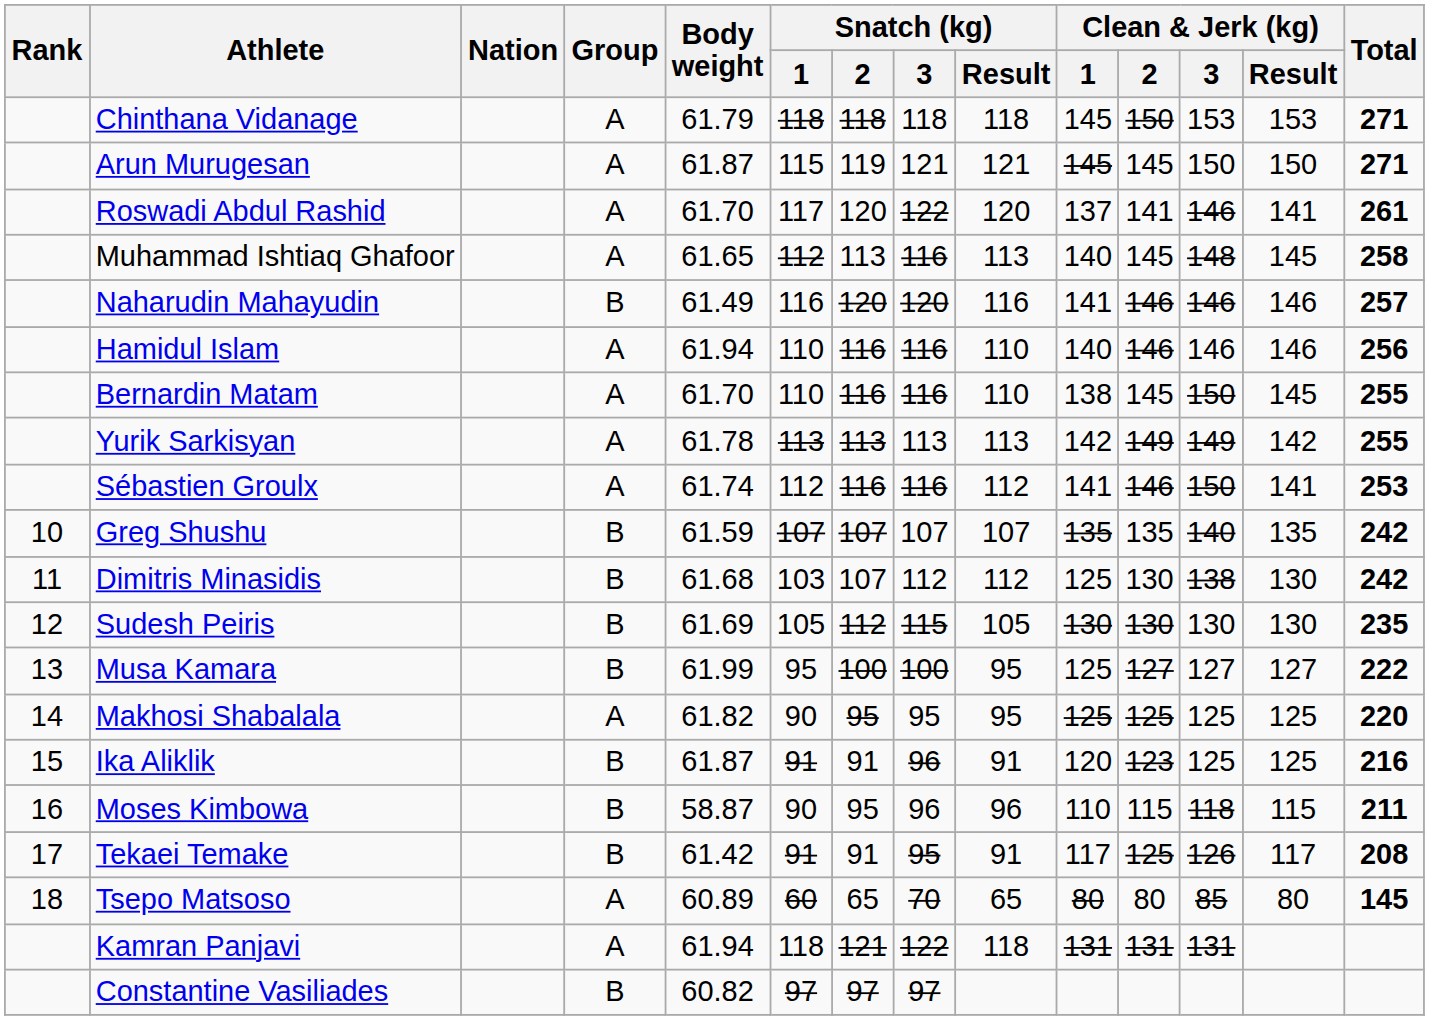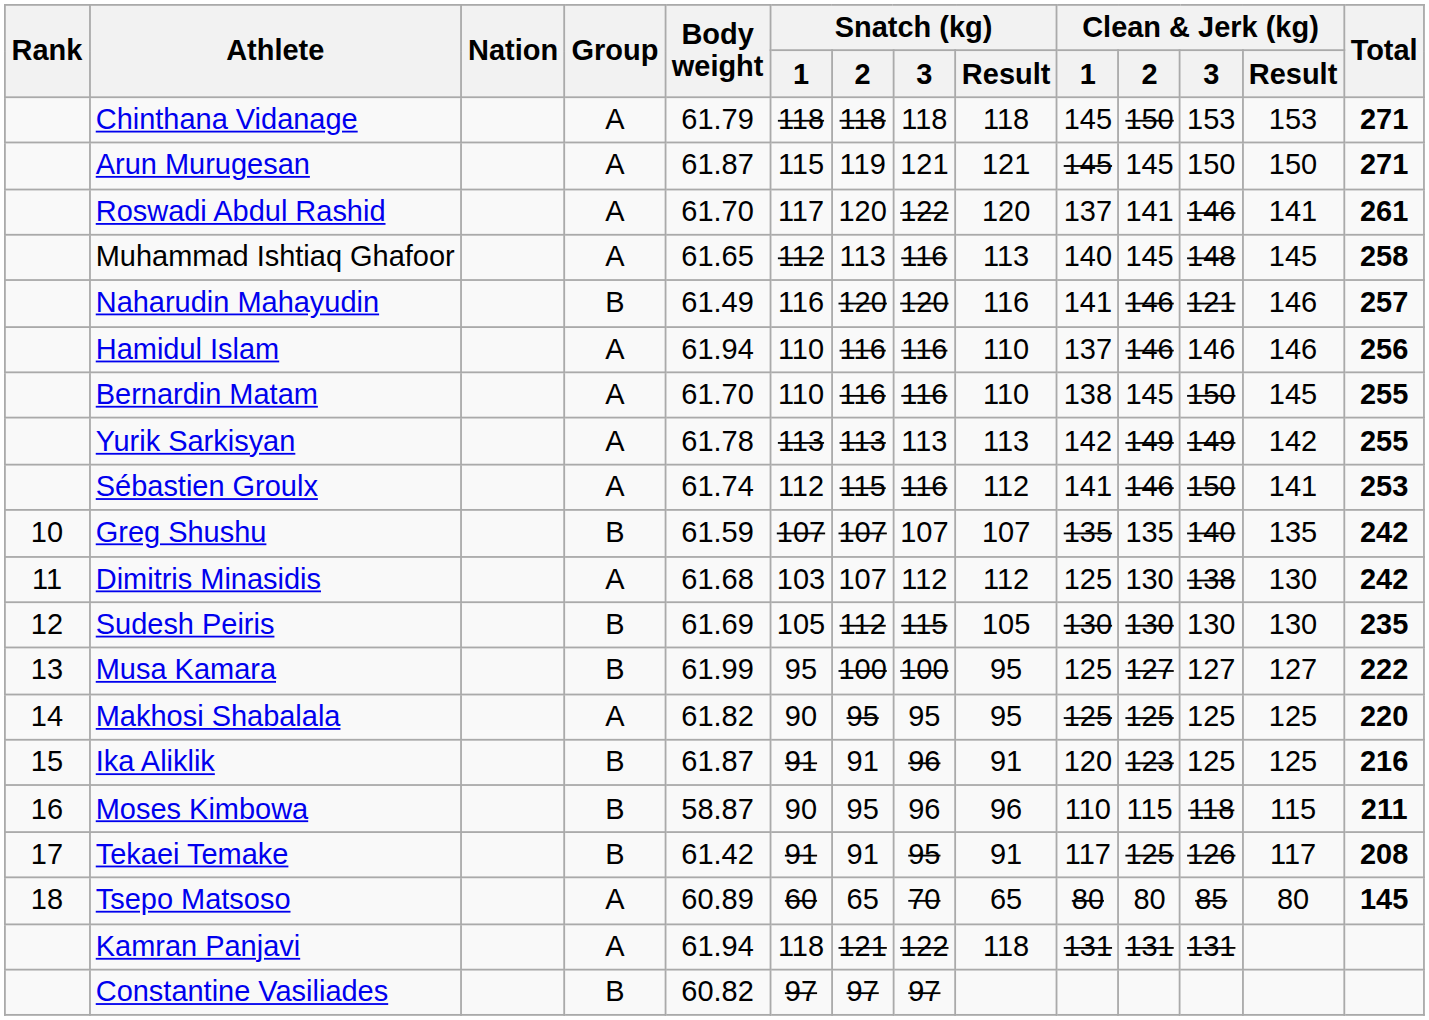(1211, 303) 146 -> (1211, 303) 121
(1088, 348) 140 -> (1088, 348) 137
(863, 486) 116 -> (863, 486) 115
(615, 578) B -> (615, 578) A
